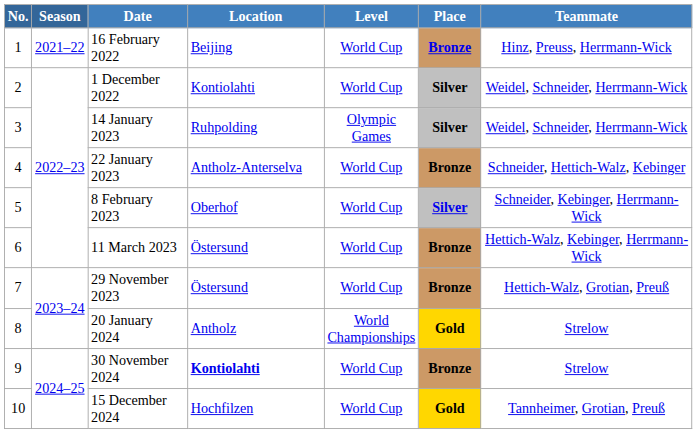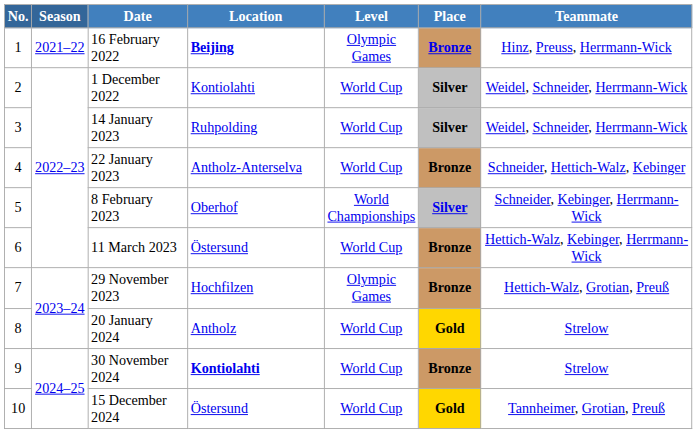(211, 48) normal -> (212, 48) bold
(371, 48) World Cup -> (371, 48) Olympic Games
(371, 128) Olympic Games -> (371, 128) World Cup
(371, 208) World Cup -> (371, 208) World Championships
(219, 288) Östersund -> (222, 288) Hochfilzen
(371, 288) World Cup -> (371, 288) Olympic Games
(371, 328) World Championships -> (371, 328) World Cup
(222, 408) Hochfilzen -> (219, 408) Östersund
